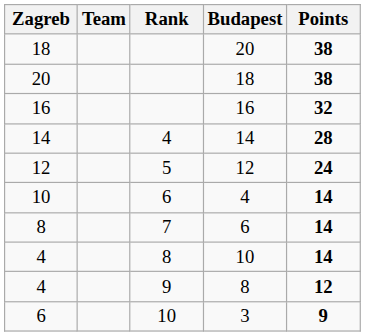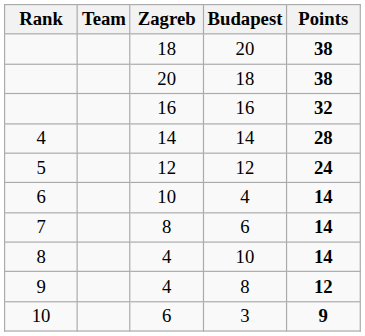columns swapped: (167, 19) <-> (41, 19)
